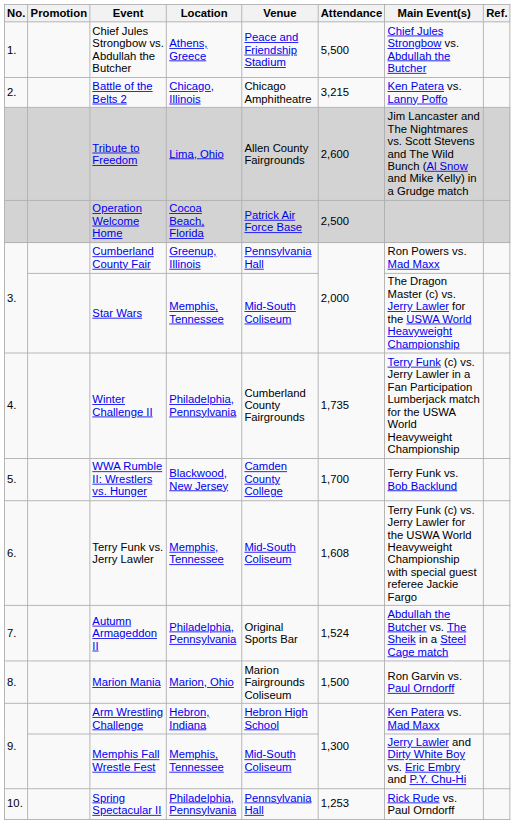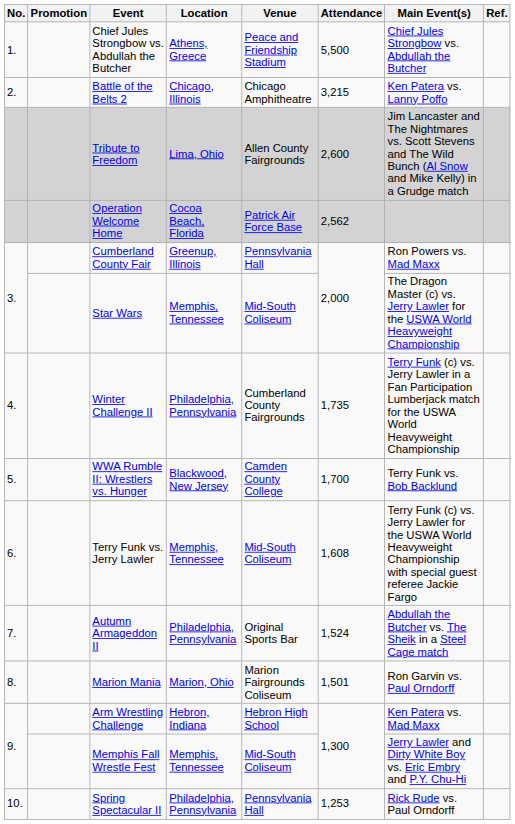(335, 221) 2,500 -> (335, 221) 2,562
(335, 682) 1,500 -> (335, 682) 1,501
